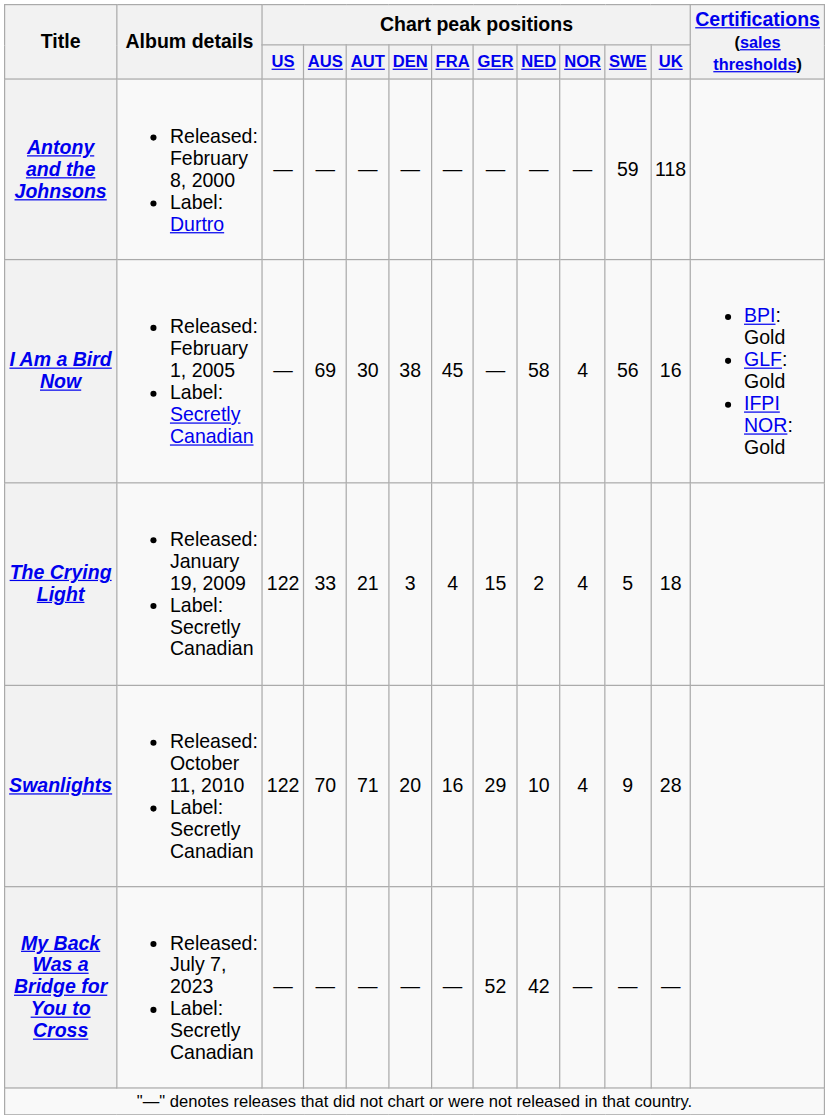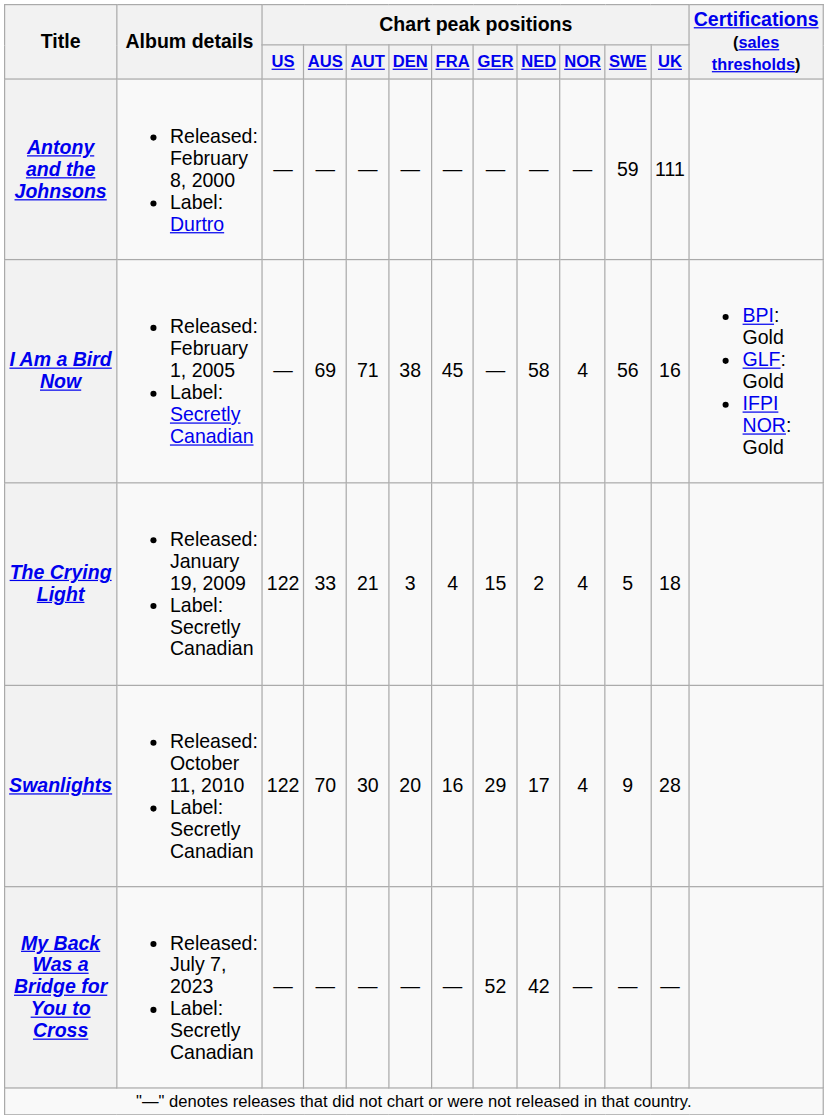(671, 169) 118 -> (670, 169) 111
(368, 371) 30 -> (368, 371) 71
(368, 785) 71 -> (368, 785) 30
(539, 785) 10 -> (539, 785) 17
